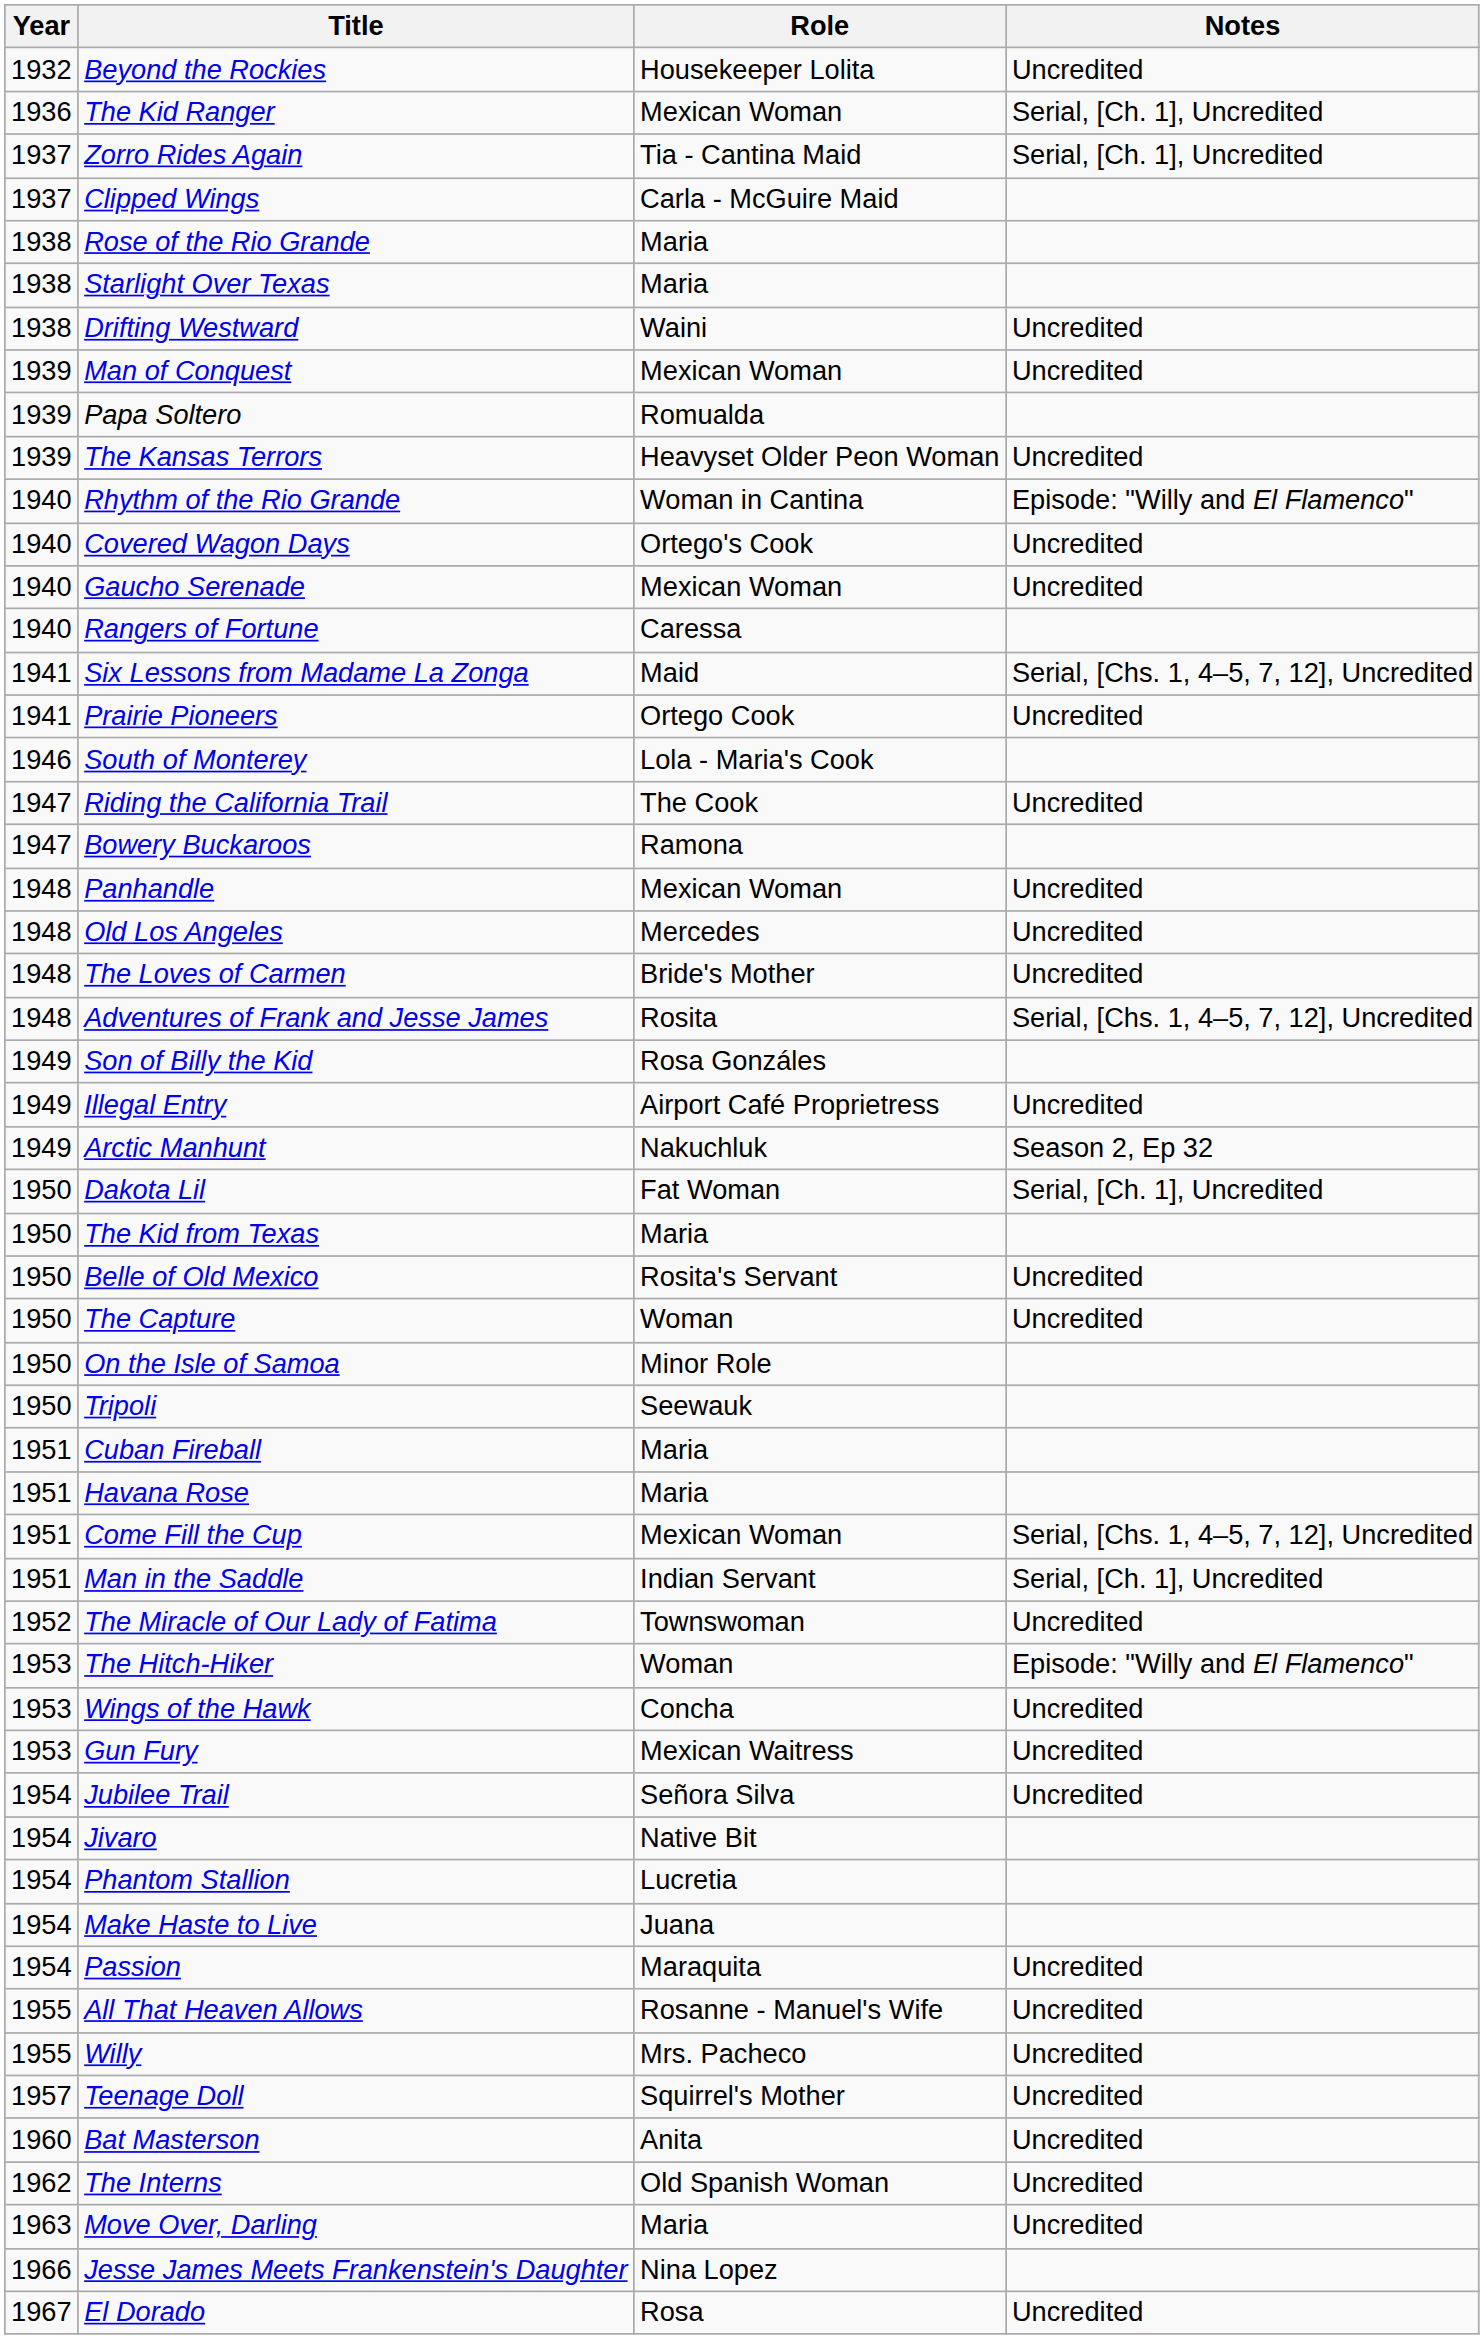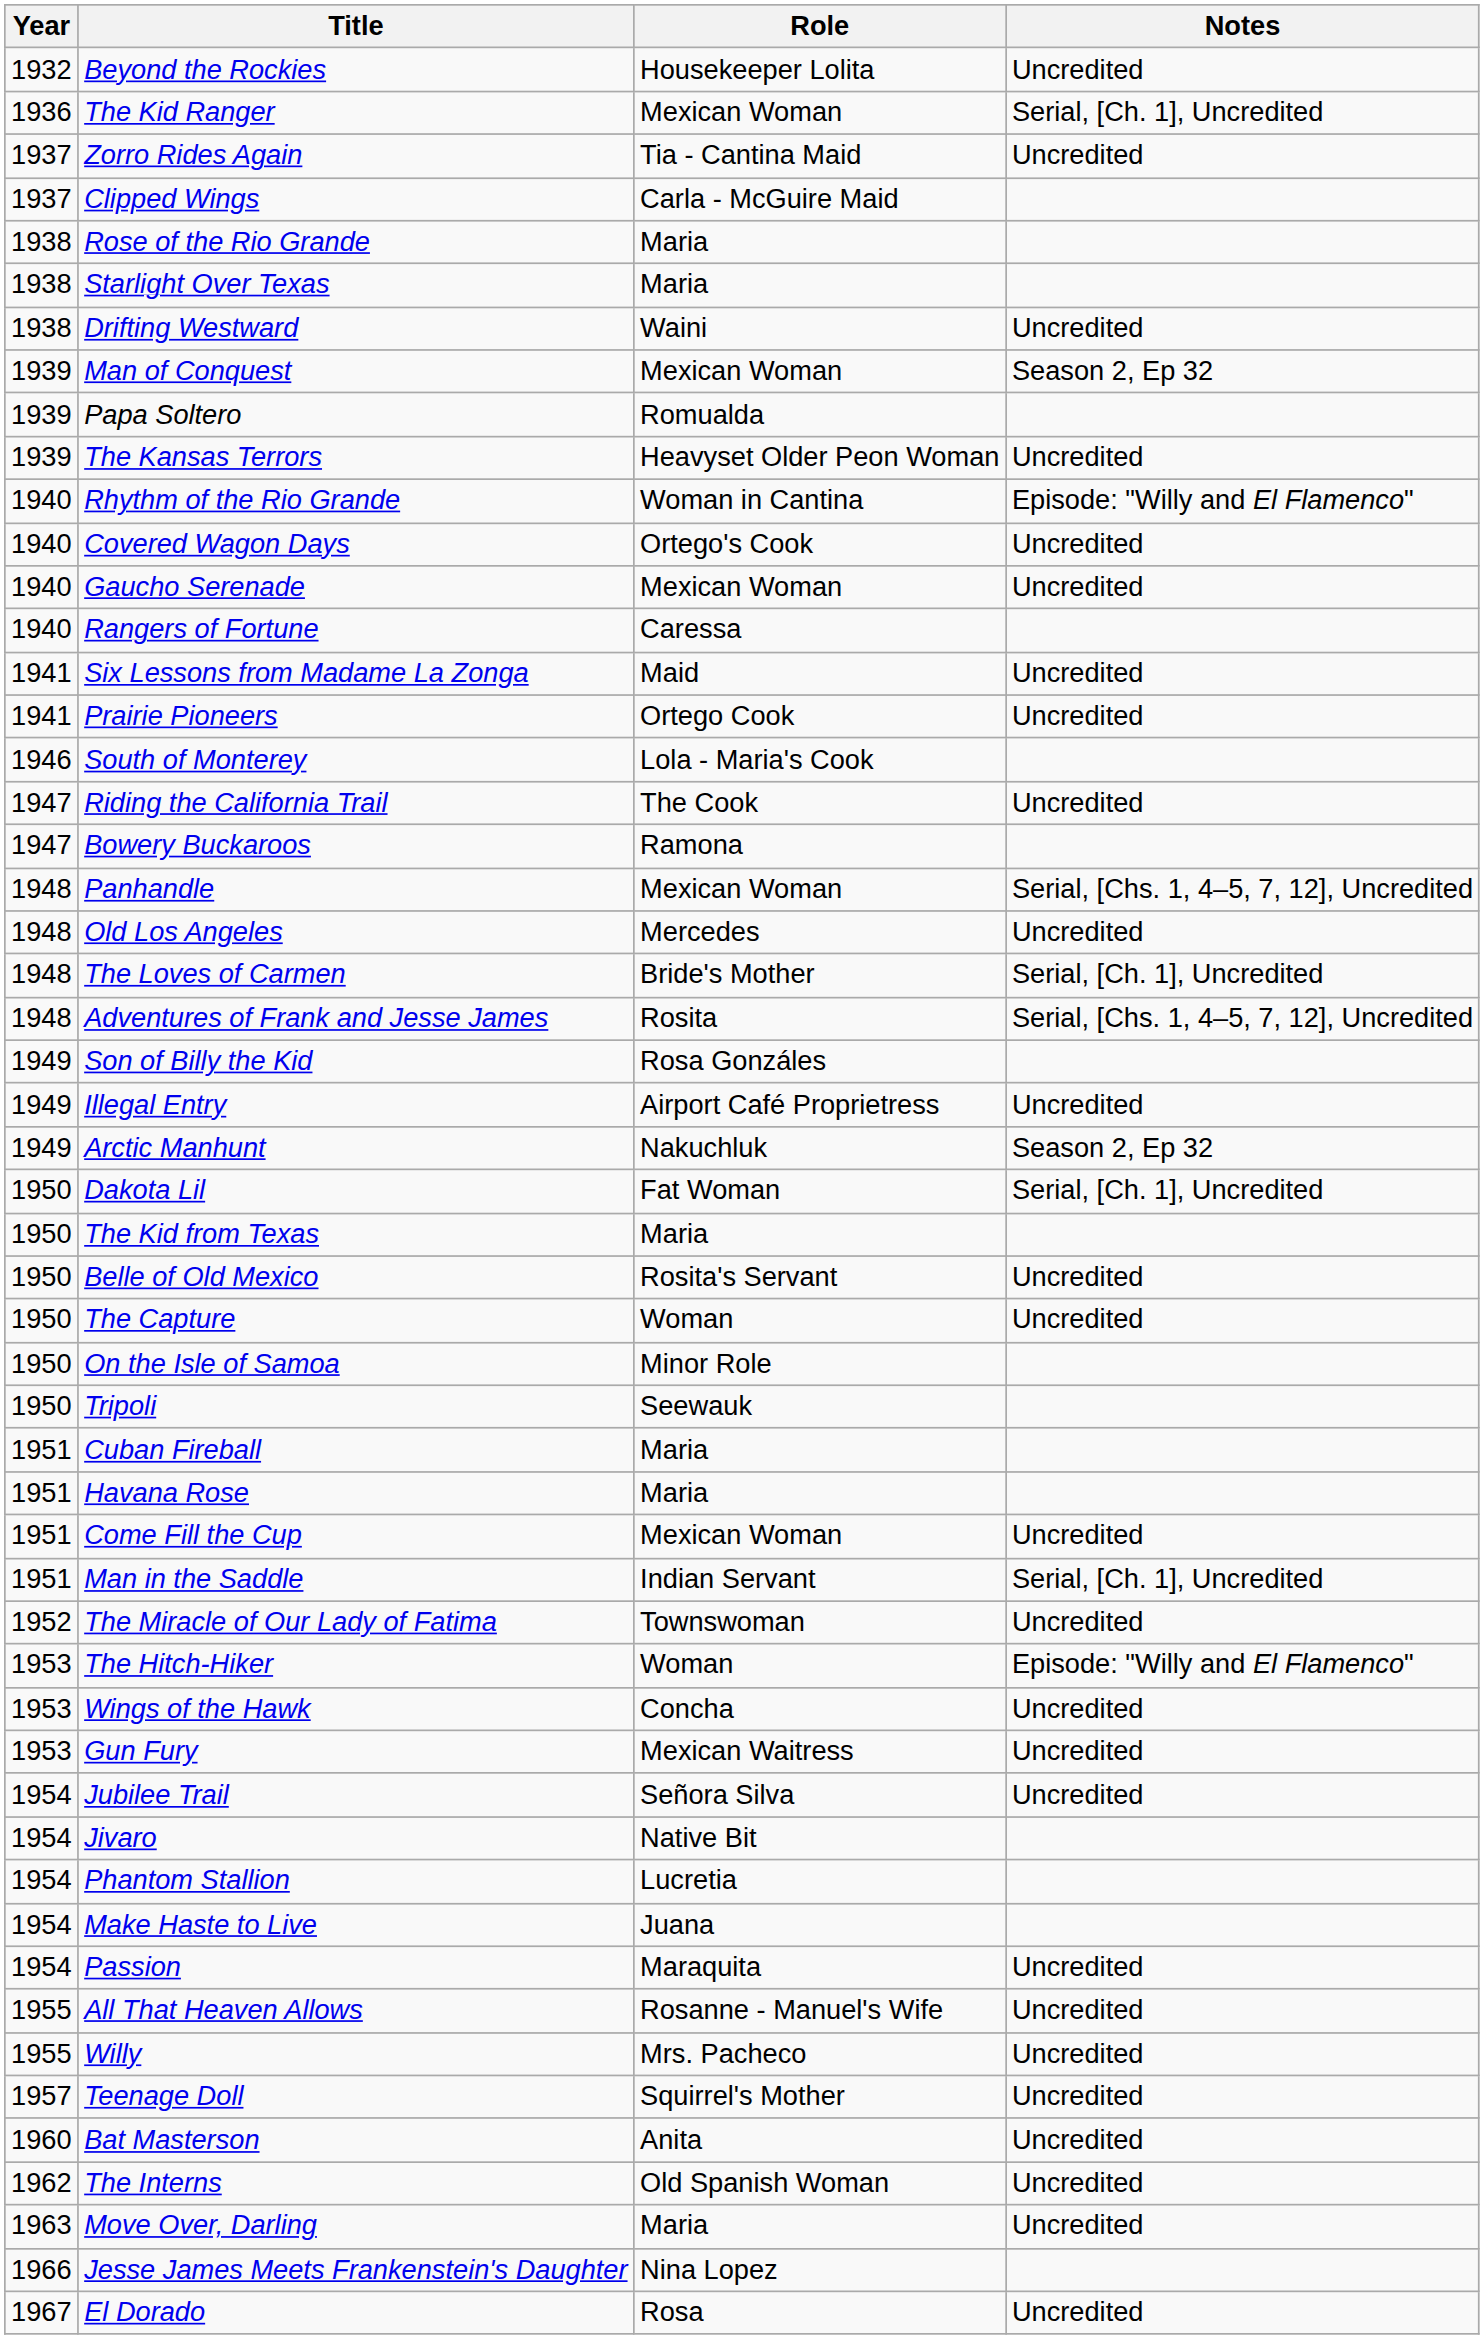(1168, 155) Serial, [Ch. 1], Uncredited -> (1078, 155) Uncredited
(1078, 371) Uncredited -> (1113, 371) Season 2, Ep 32
(1243, 673) Serial, [Chs. 1, 4–5, 7, 12], Uncredited -> (1078, 673) Uncredited
(1078, 888) Uncredited -> (1243, 888) Serial, [Chs. 1, 4–5, 7, 12], Uncredited
(1078, 975) Uncredited -> (1168, 975) Serial, [Ch. 1], Uncredited
(1243, 1535) Serial, [Chs. 1, 4–5, 7, 12], Uncredited -> (1078, 1535) Uncredited
